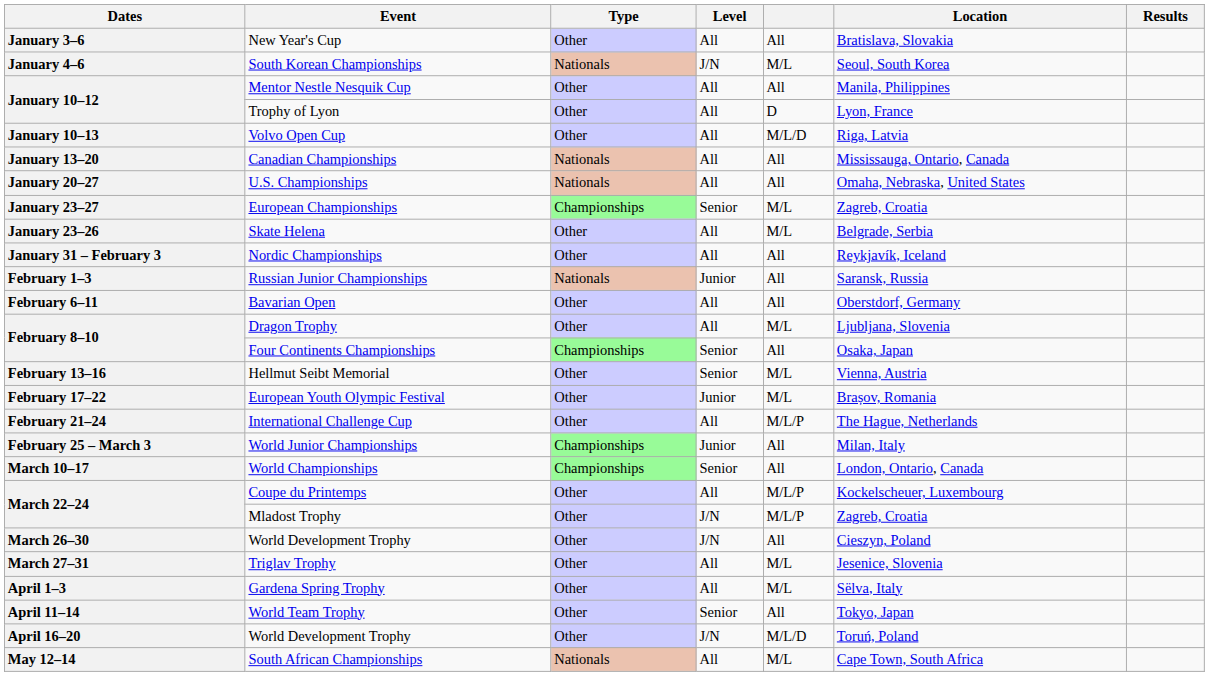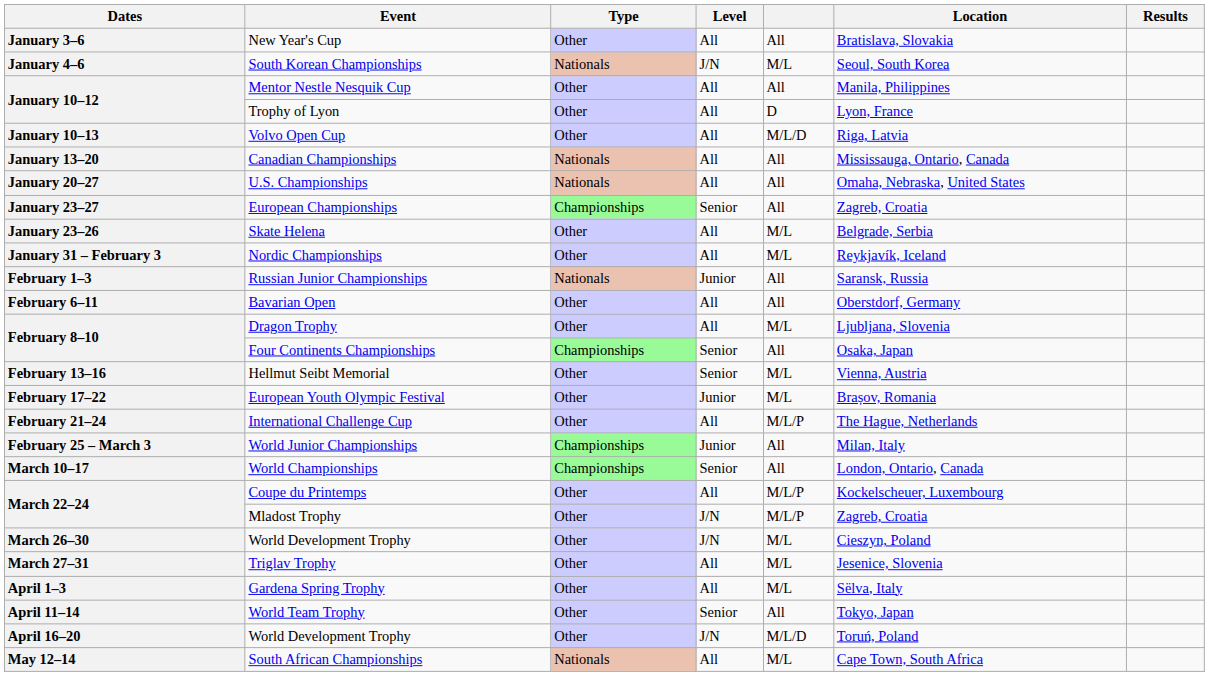(779, 207) M/L -> (776, 207) All
(776, 254) All -> (779, 254) M/L
(776, 540) All -> (779, 540) M/L
